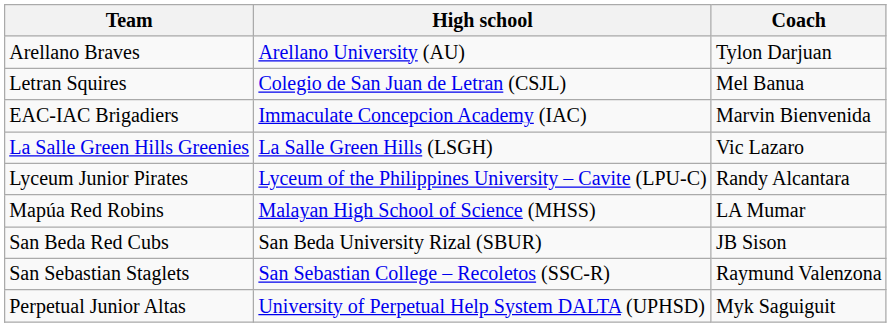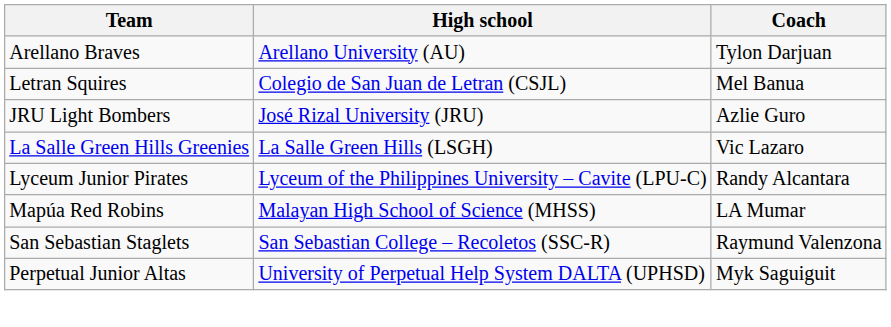- row: (94, 115)
+ row: (90, 115)
- row: (89, 242)
